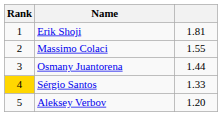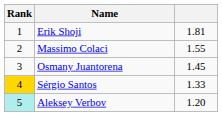(196, 67) 1.44 -> (196, 67) 1.45
(20, 102) no background -> (20, 102) paleturquoise background
